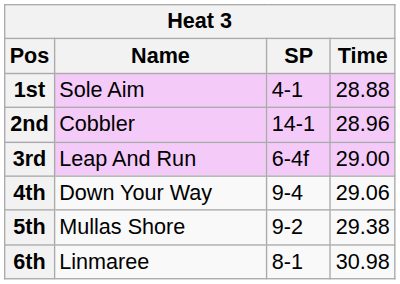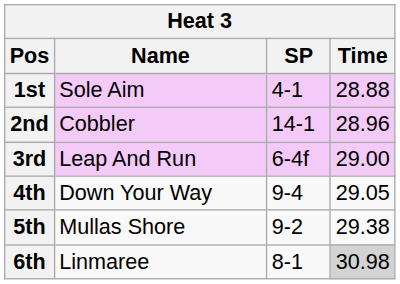(363, 192) 29.06 -> (363, 192) 29.05
(363, 261) no background -> (363, 261) lightgrey background
